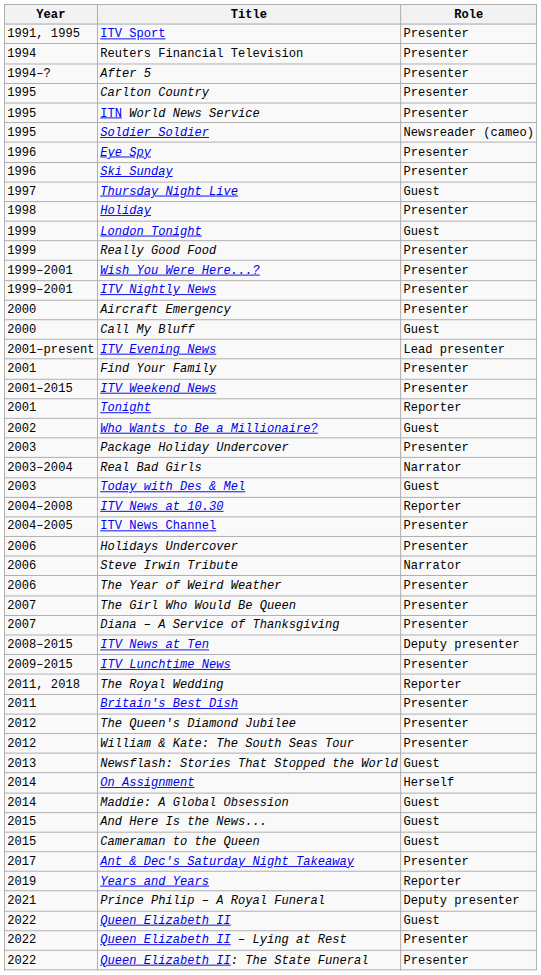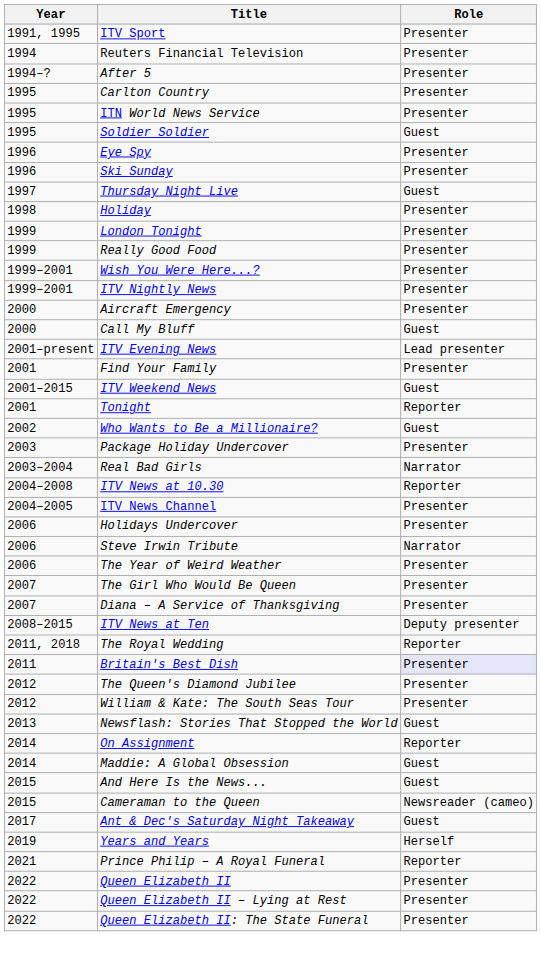(469, 133) Newsreader (cameo) -> (422, 133) Guest
(422, 231) Guest -> (436, 231) Presenter
(436, 389) Presenter -> (422, 389) Guest
- row: (173, 487)
- row: (165, 665)
(436, 704) no background -> (436, 665) lavender background
(429, 783) Herself -> (432, 743) Reporter
(422, 842) Guest -> (469, 802) Newsreader (cameo)
(436, 862) Presenter -> (422, 822) Guest
(432, 881) Reporter -> (429, 842) Herself
(461, 901) Deputy presenter -> (432, 862) Reporter
(422, 921) Guest -> (436, 881) Presenter
